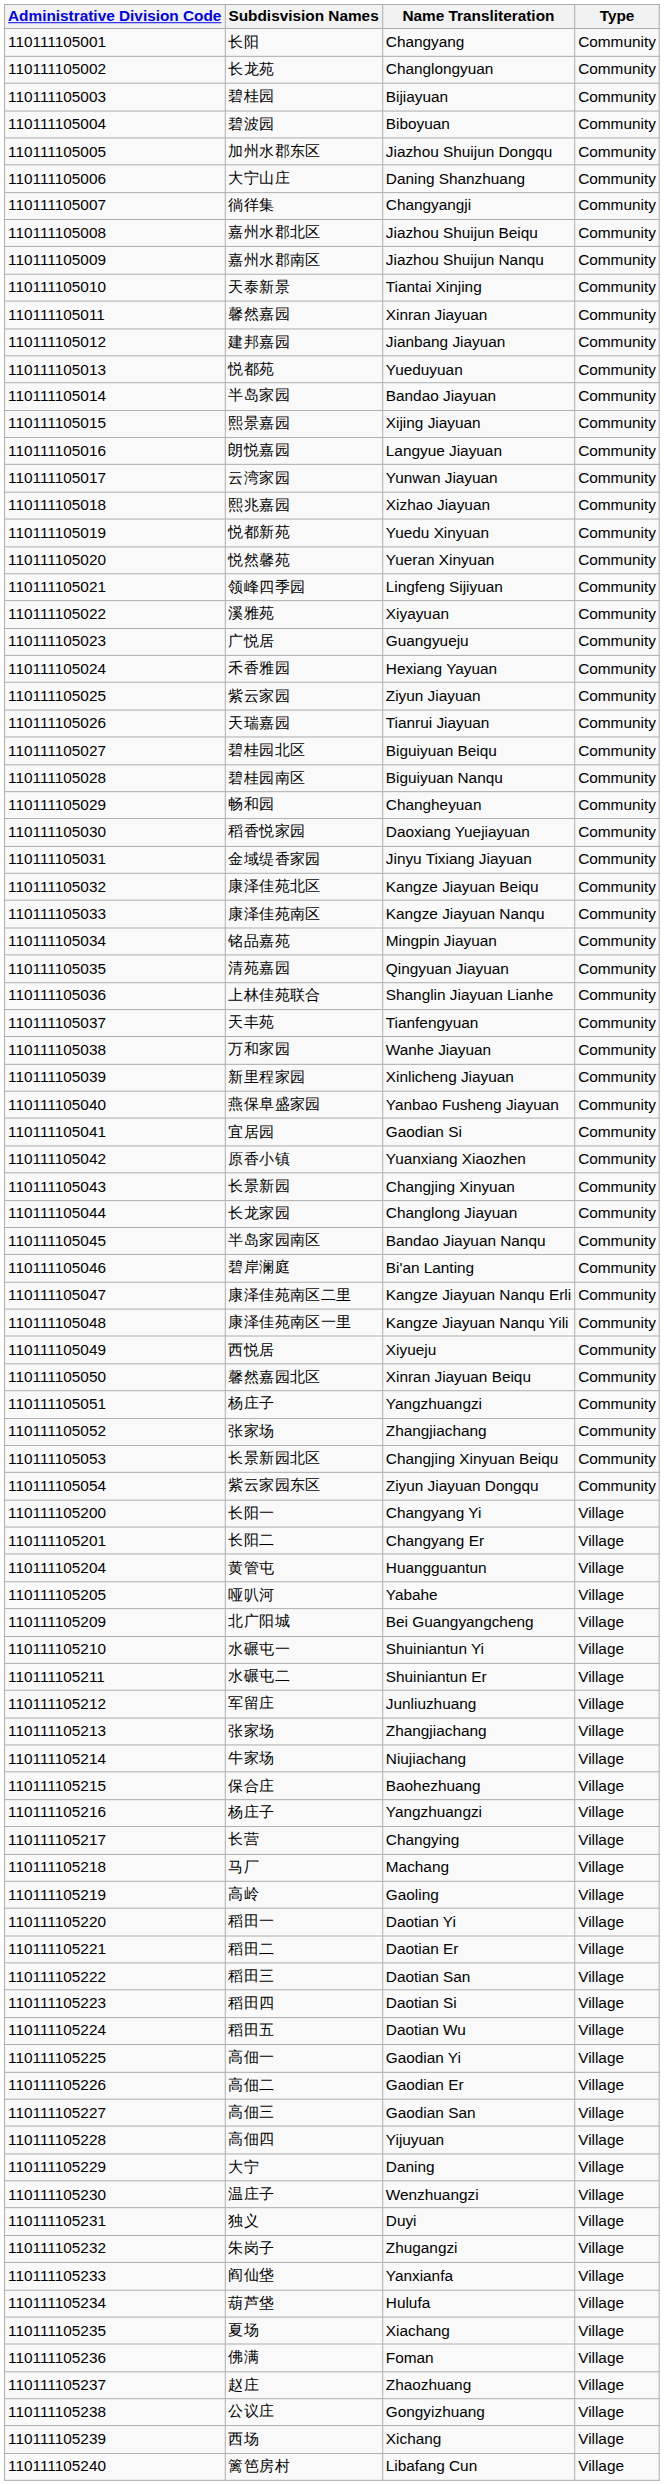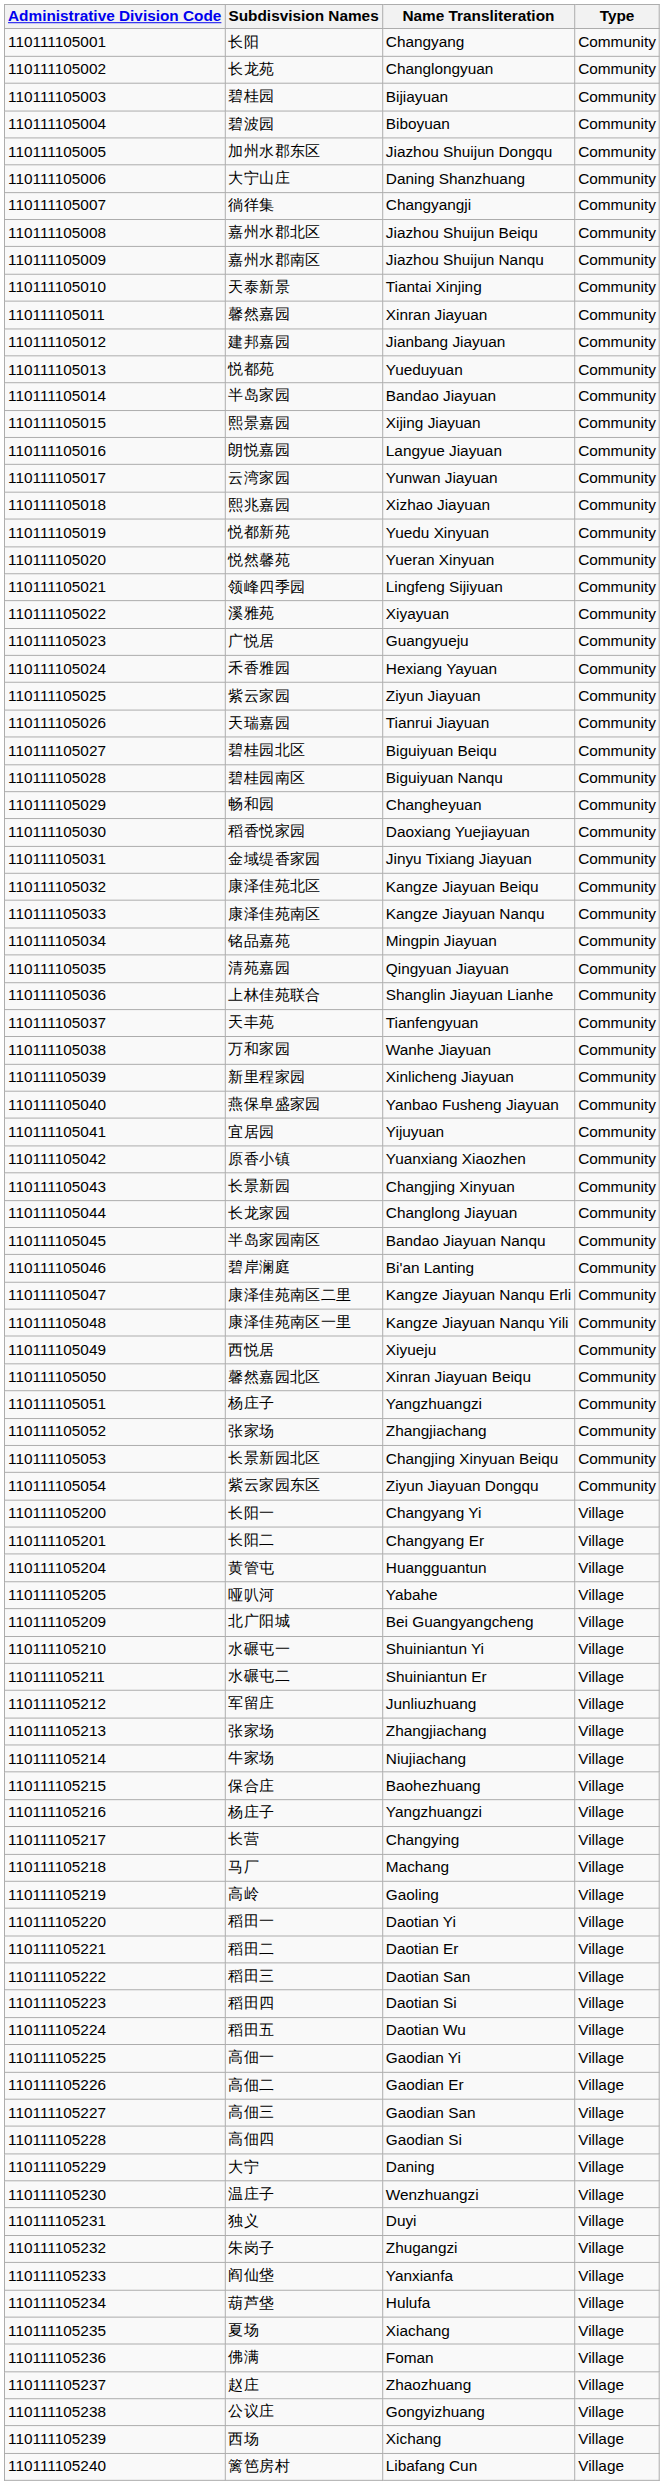(424, 1132) Gaodian Si -> (415, 1132) Yijuyuan
(415, 2139) Yijuyuan -> (424, 2139) Gaodian Si
